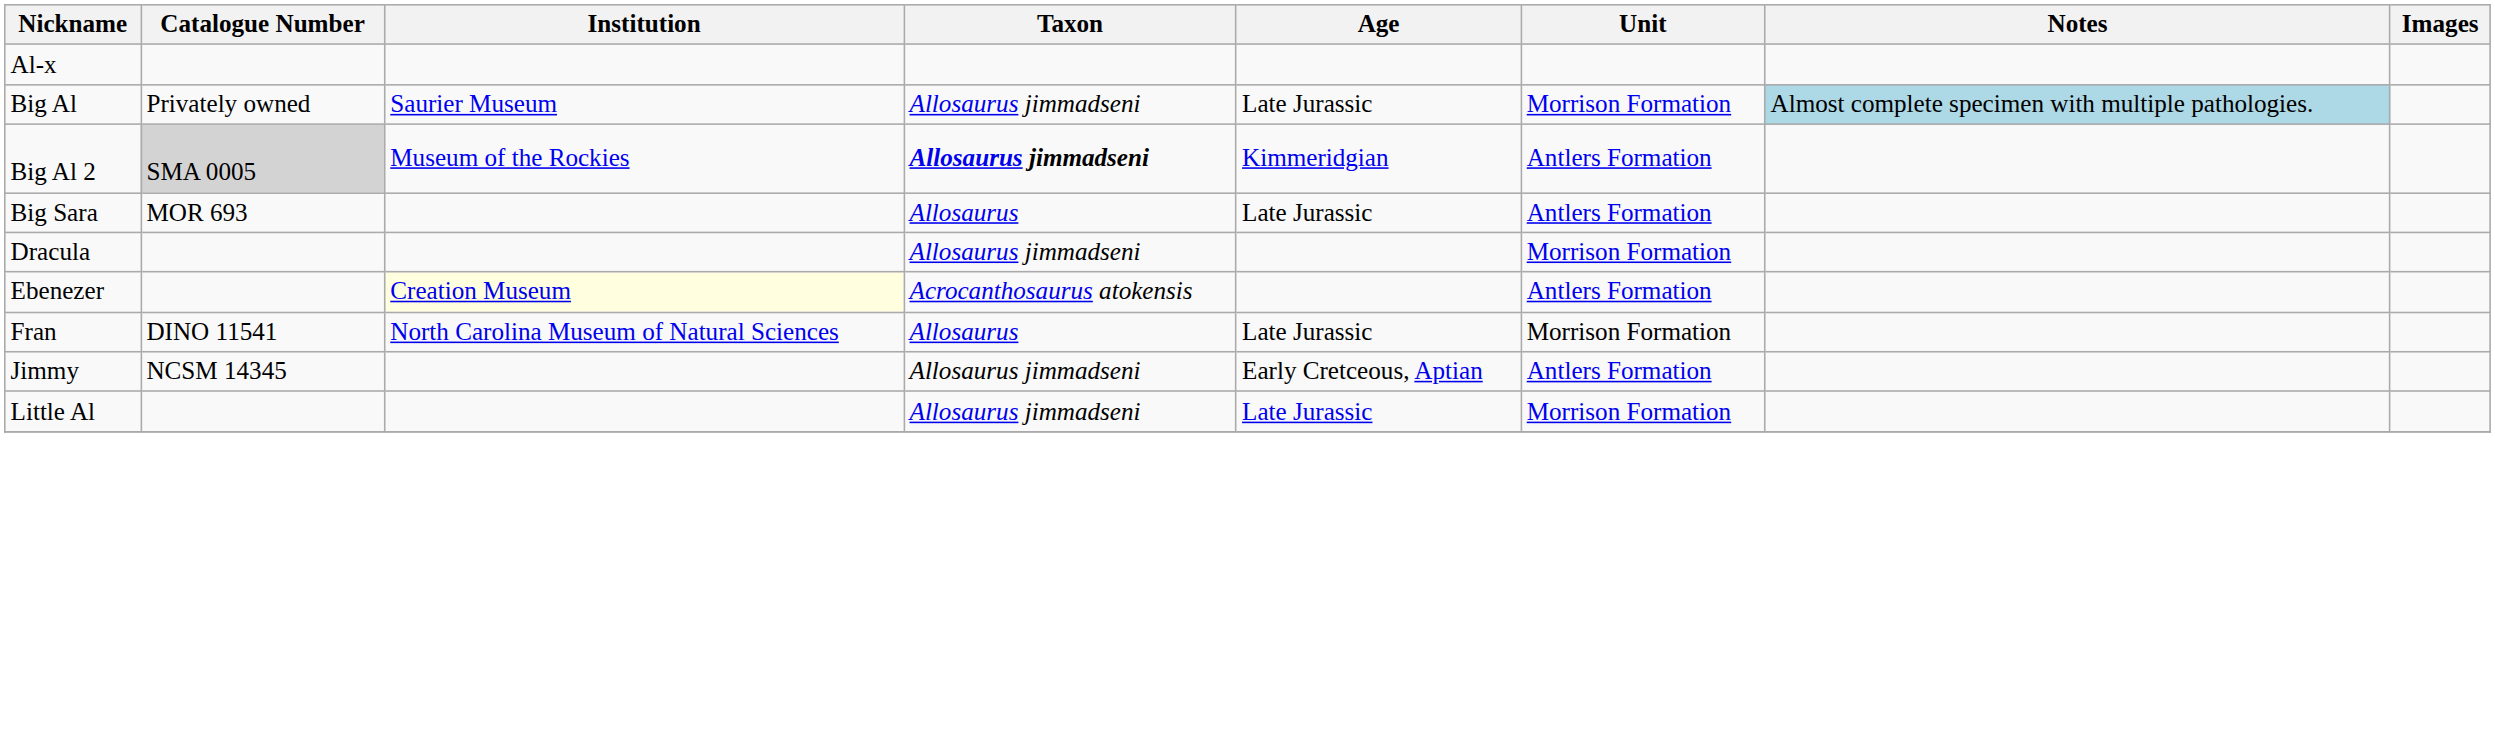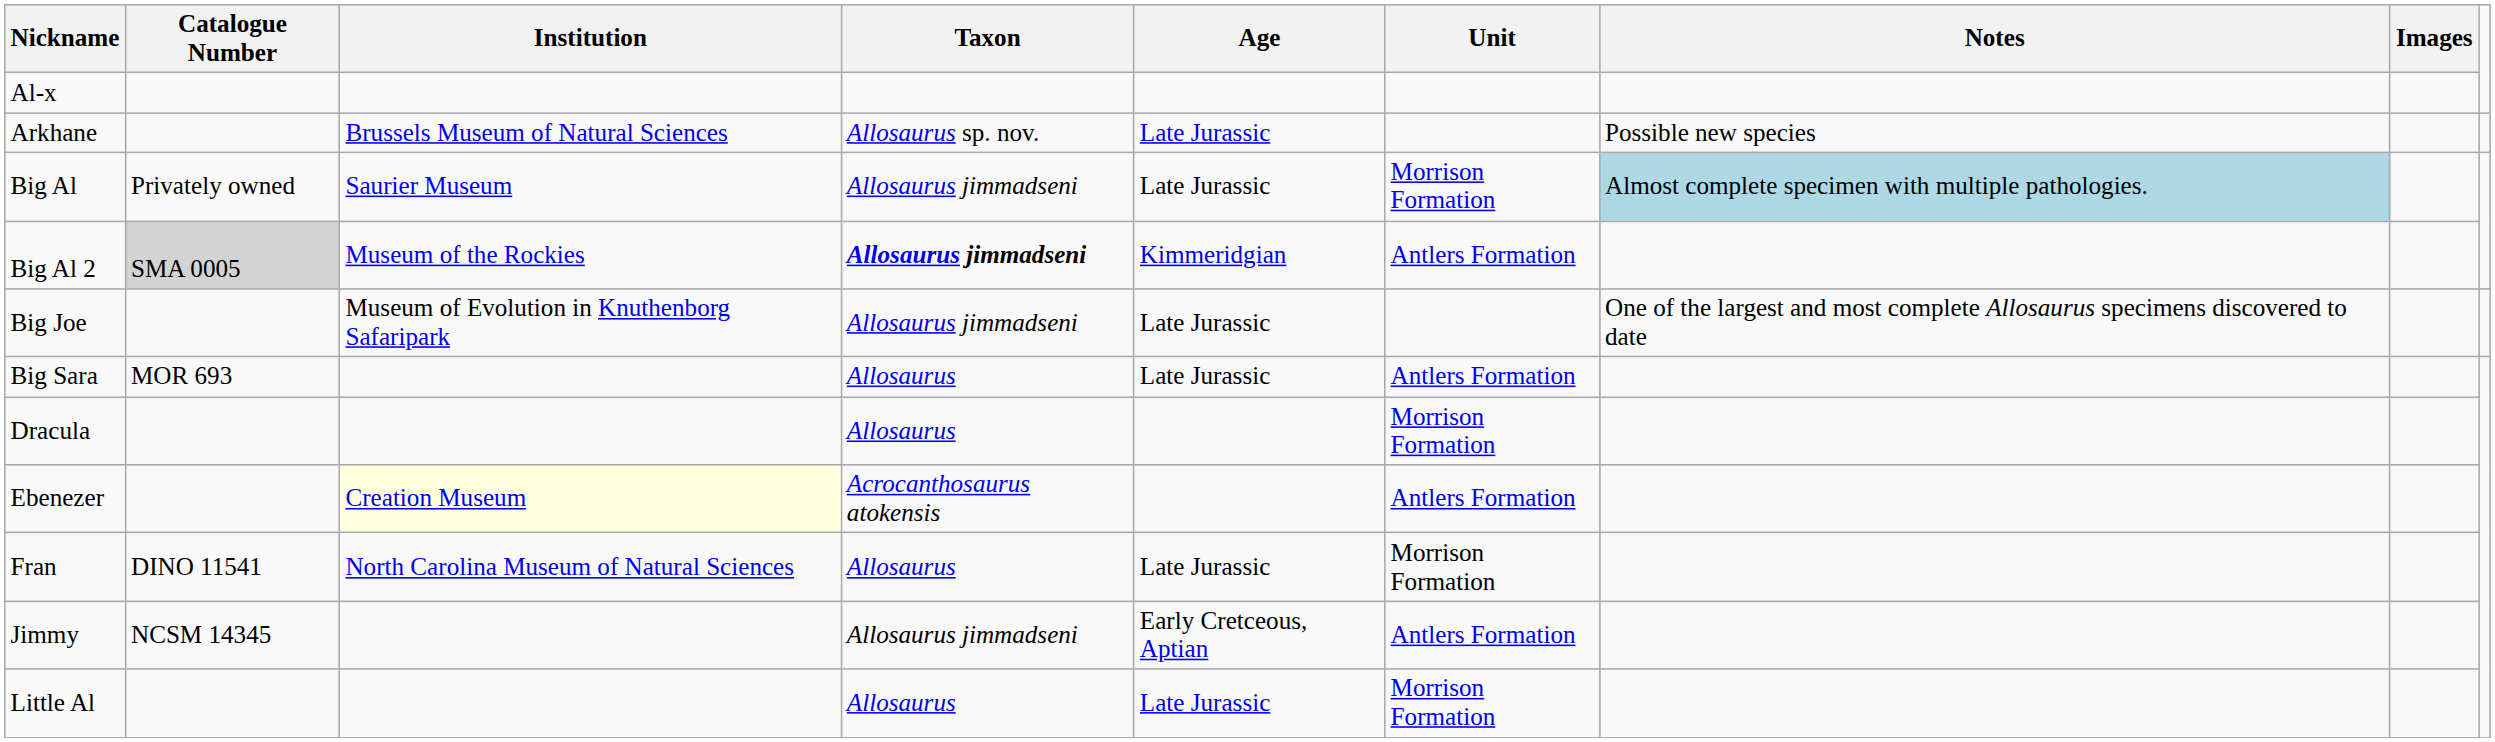+ row: (54, 132)
+ row: (49, 322)
(1025, 251) Allosaurus jimmadseni -> (901, 430) Allosaurus
(1025, 411) Allosaurus jimmadseni -> (901, 702) Allosaurus
